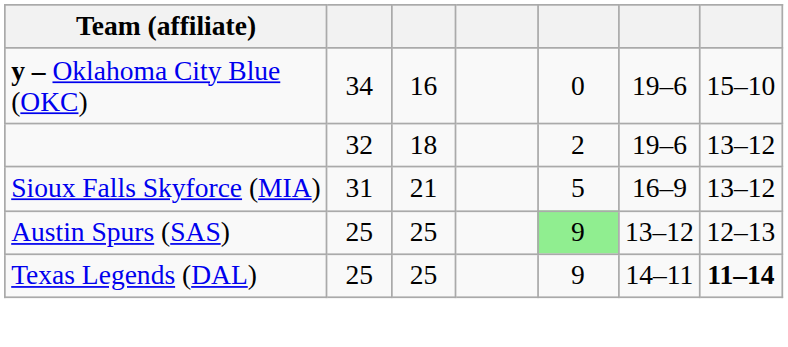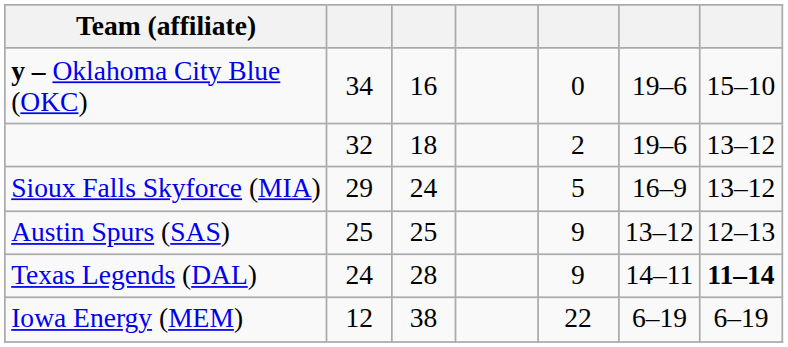(359, 188) 31 -> (359, 188) 29
(424, 188) 21 -> (424, 188) 24
(578, 231) lightgreen background -> (578, 231) no background
(359, 275) 25 -> (359, 275) 24
(424, 275) 25 -> (424, 275) 28
+ row: (127, 319)
